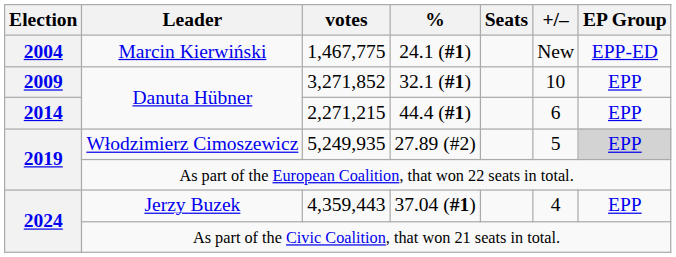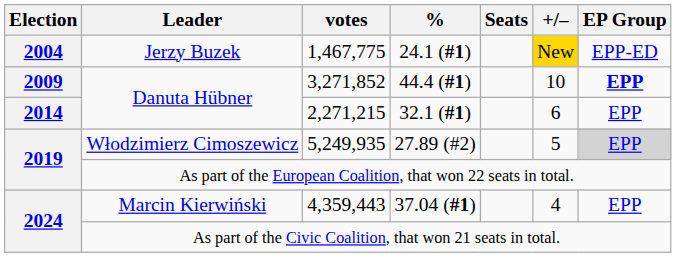(192, 50) Marcin Kierwiński -> (192, 50) Jerzy Buzek
(556, 50) no background -> (556, 50) gold background
(435, 81) 32.1 (#1) -> (435, 81) 44.4 (#1)
(625, 81) normal -> (625, 81) bold
(435, 112) 44.4 (#1) -> (435, 112) 32.1 (#1)
(192, 205) Jerzy Buzek -> (192, 205) Marcin Kierwiński
